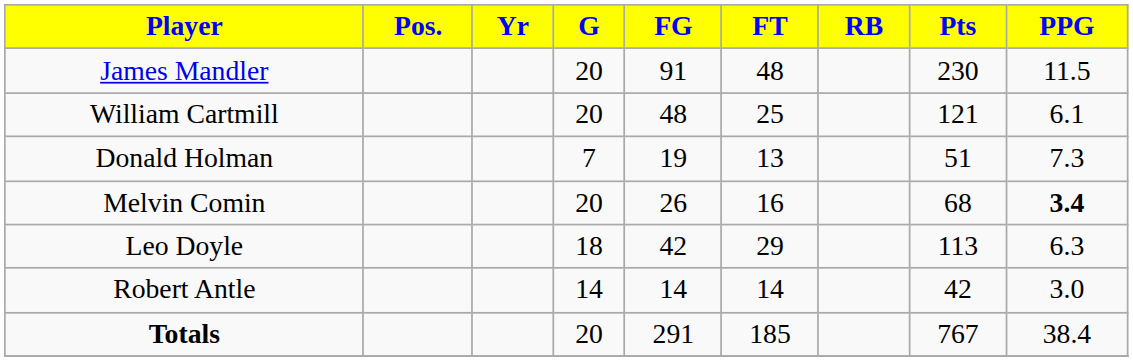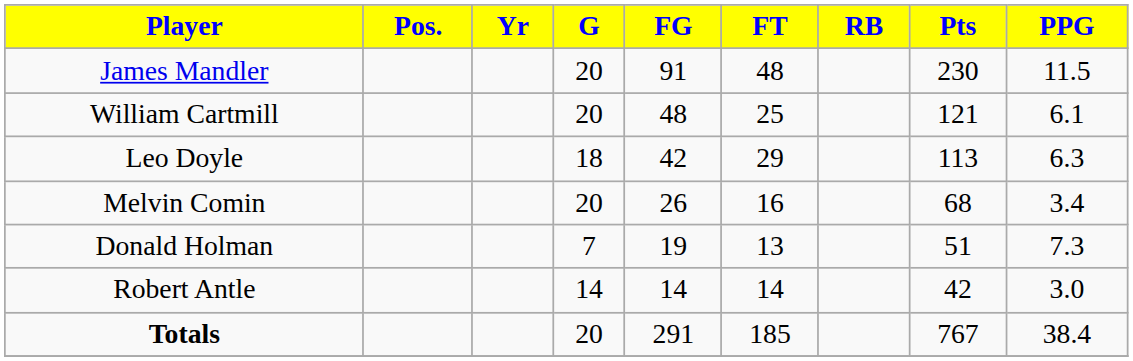rows swapped: (184, 245) <-> (184, 158)
(1067, 202) bold -> (1067, 202) normal
